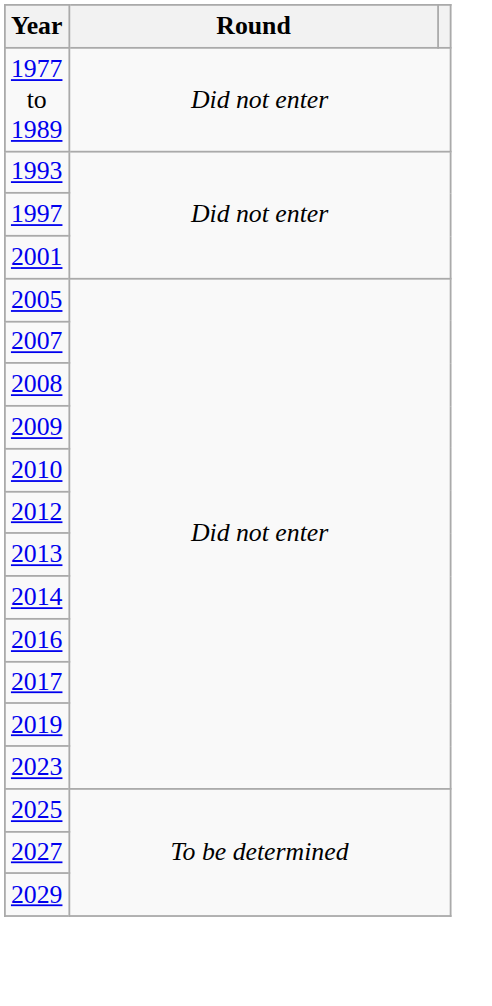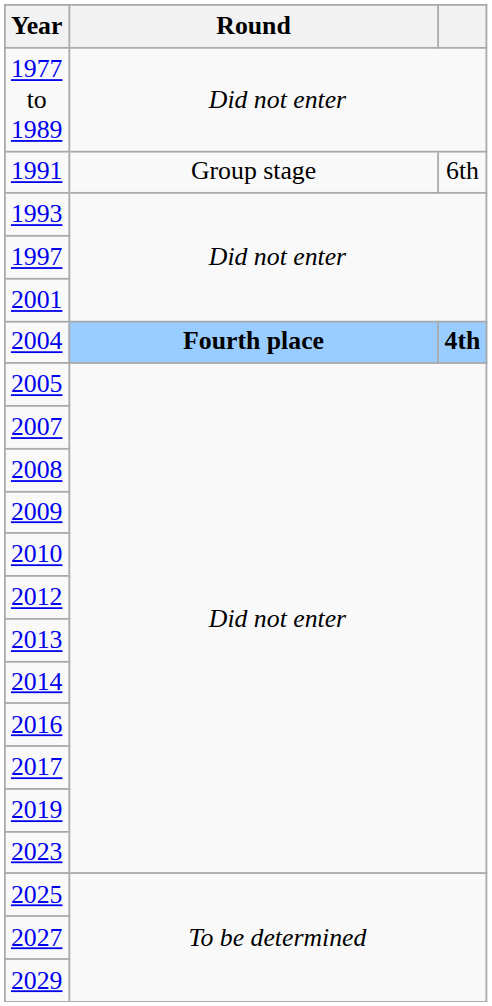+ row: (37, 172)
+ row: (37, 342)
